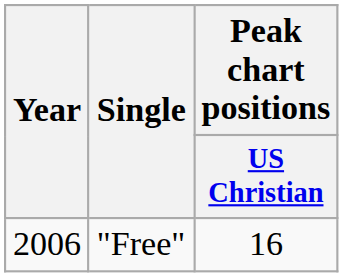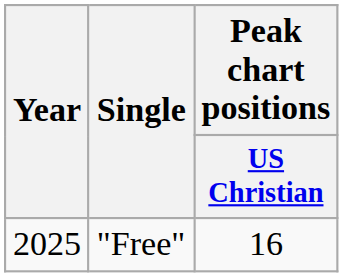(47, 243) 2006 -> (47, 243) 2025
